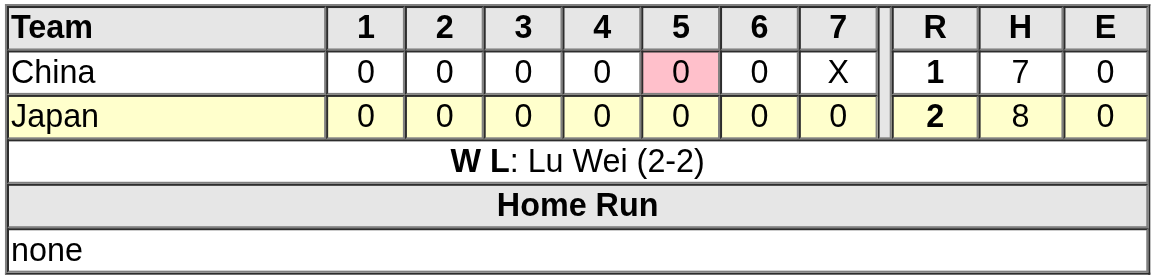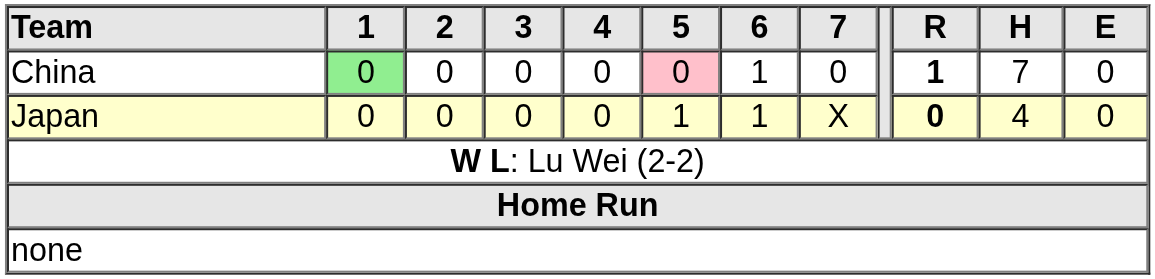(366, 72) no background -> (366, 72) lightgreen background
(760, 72) 0 -> (760, 72) 1
(838, 72) X -> (838, 72) 0
(681, 116) 0 -> (681, 116) 1
(760, 116) 0 -> (760, 116) 1
(838, 116) 0 -> (838, 116) X
(935, 116) 2 -> (935, 116) 0
(1020, 116) 8 -> (1020, 116) 4
